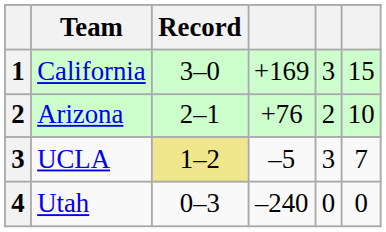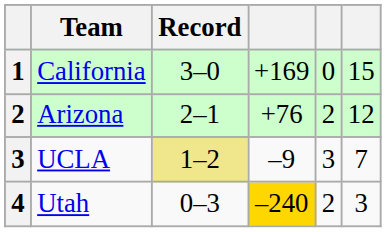(329, 71) 3 -> (329, 71) 0
(361, 115) 10 -> (361, 115) 12
(282, 159) –5 -> (282, 159) –9
(282, 203) no background -> (282, 203) gold background
(329, 203) 0 -> (329, 203) 2
(361, 203) 0 -> (361, 203) 3
